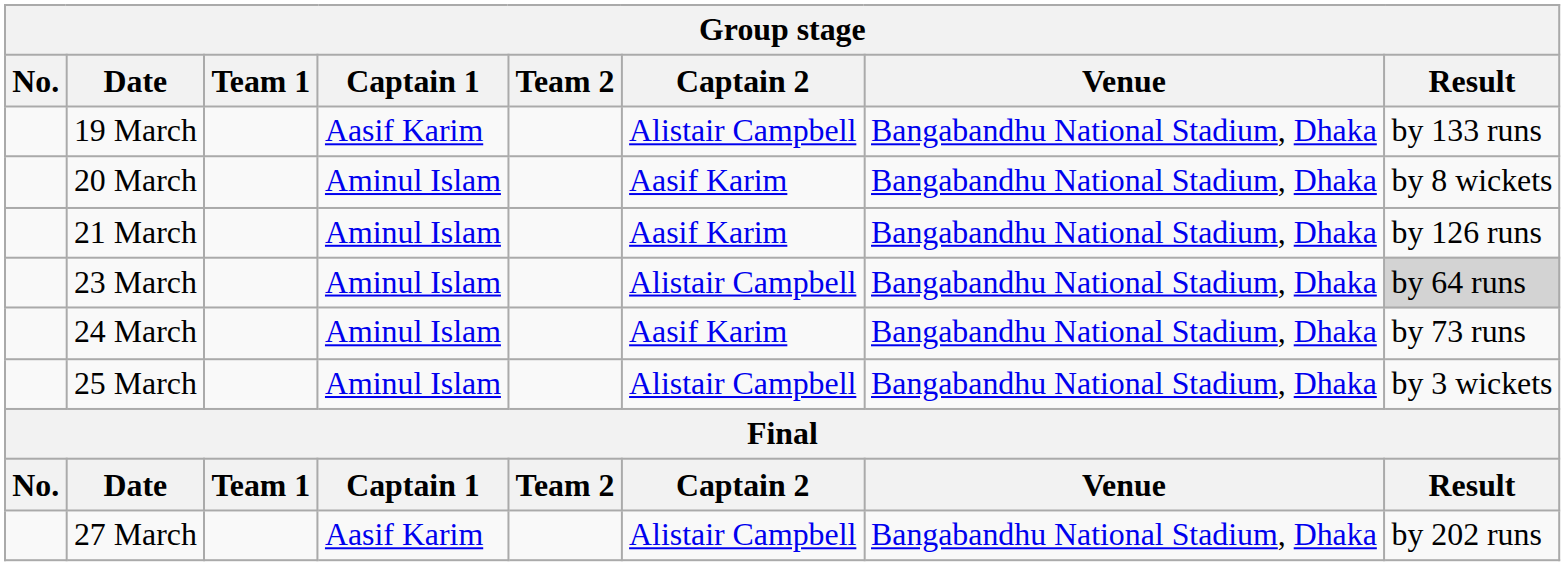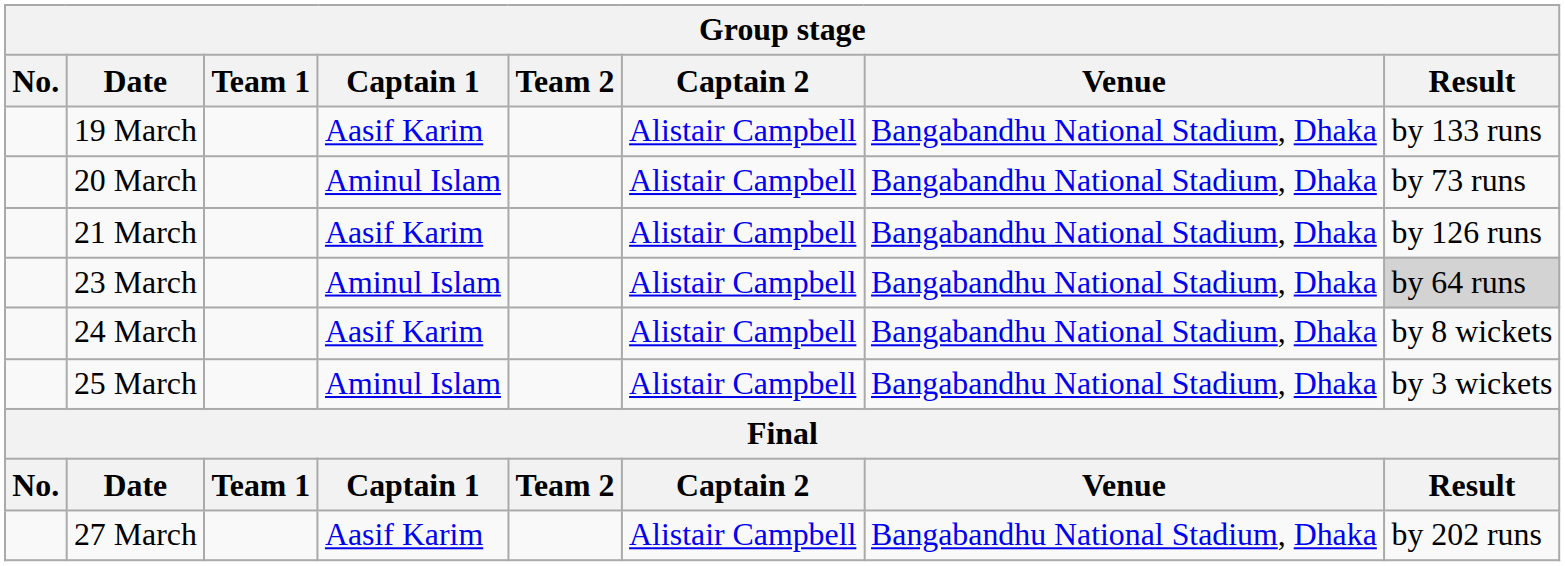(708, 181) Aasif Karim -> (743, 181) Alistair Campbell
(1472, 181) by 8 wickets -> (1459, 181) by 73 runs
(413, 231) Aminul Islam -> (404, 231) Aasif Karim
(708, 231) Aasif Karim -> (743, 231) Alistair Campbell
(413, 332) Aminul Islam -> (404, 332) Aasif Karim
(708, 332) Aasif Karim -> (743, 332) Alistair Campbell
(1459, 332) by 73 runs -> (1472, 332) by 8 wickets
